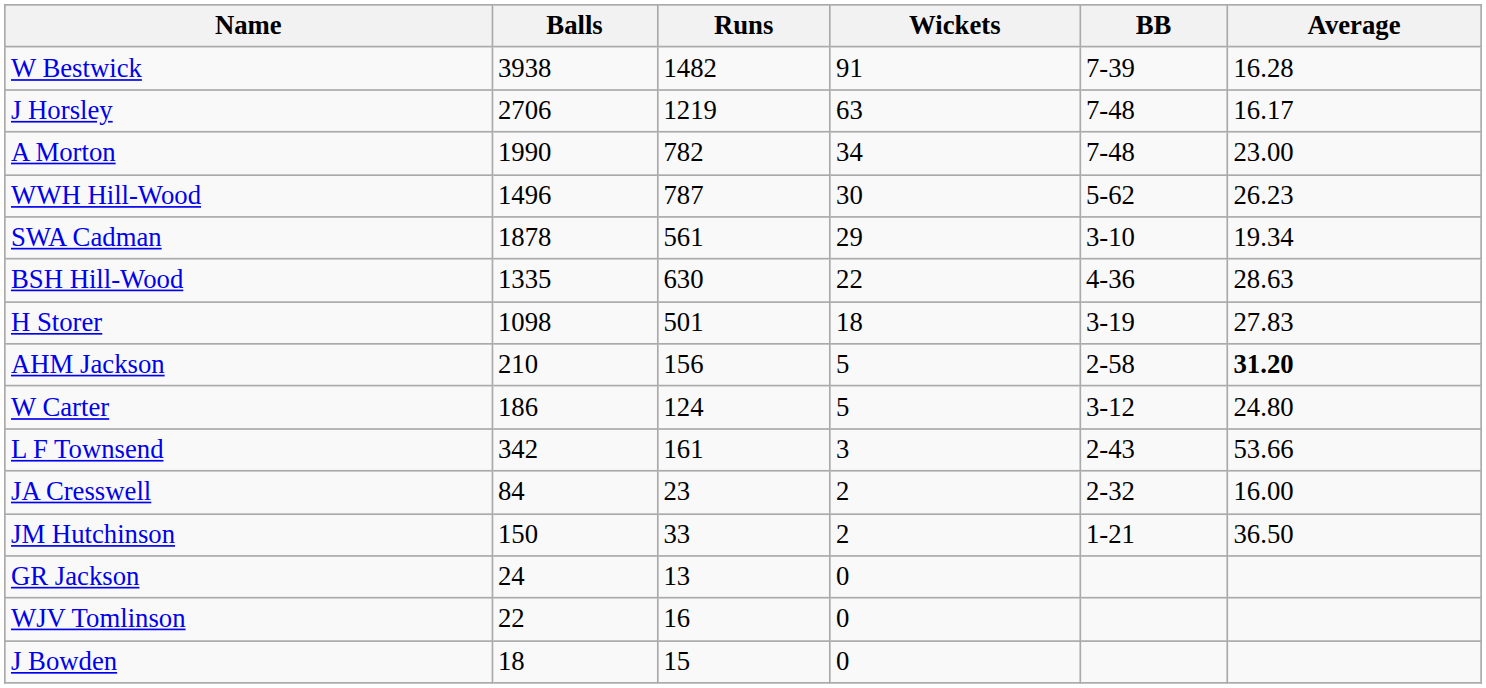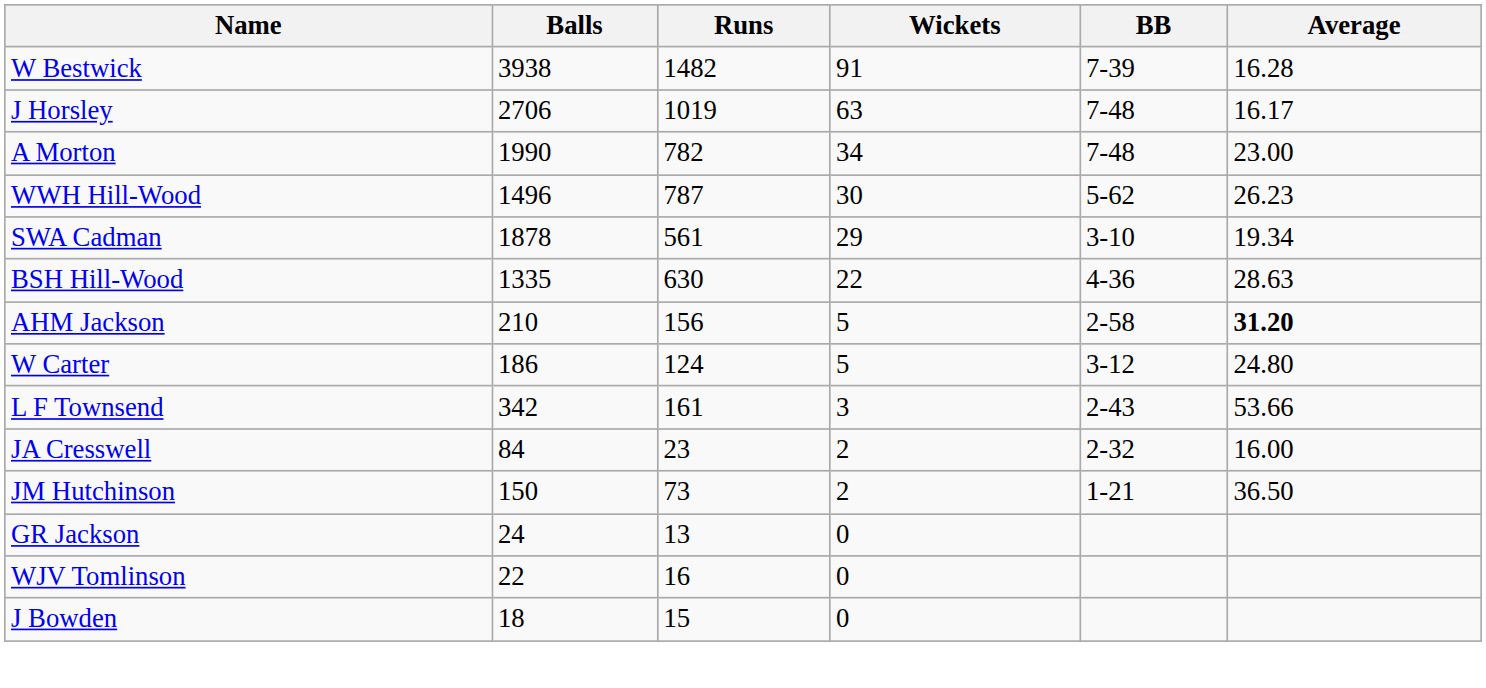(690, 110) 1219 -> (690, 110) 1019
- row: (57, 322)
(677, 534) 33 -> (677, 491) 73
